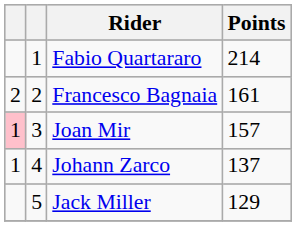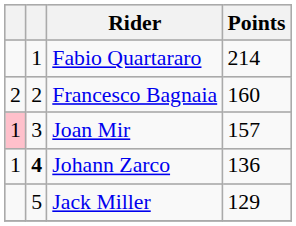(244, 93) 161 -> (244, 93) 160
(37, 165) normal -> (37, 165) bold
(244, 165) 137 -> (244, 165) 136
